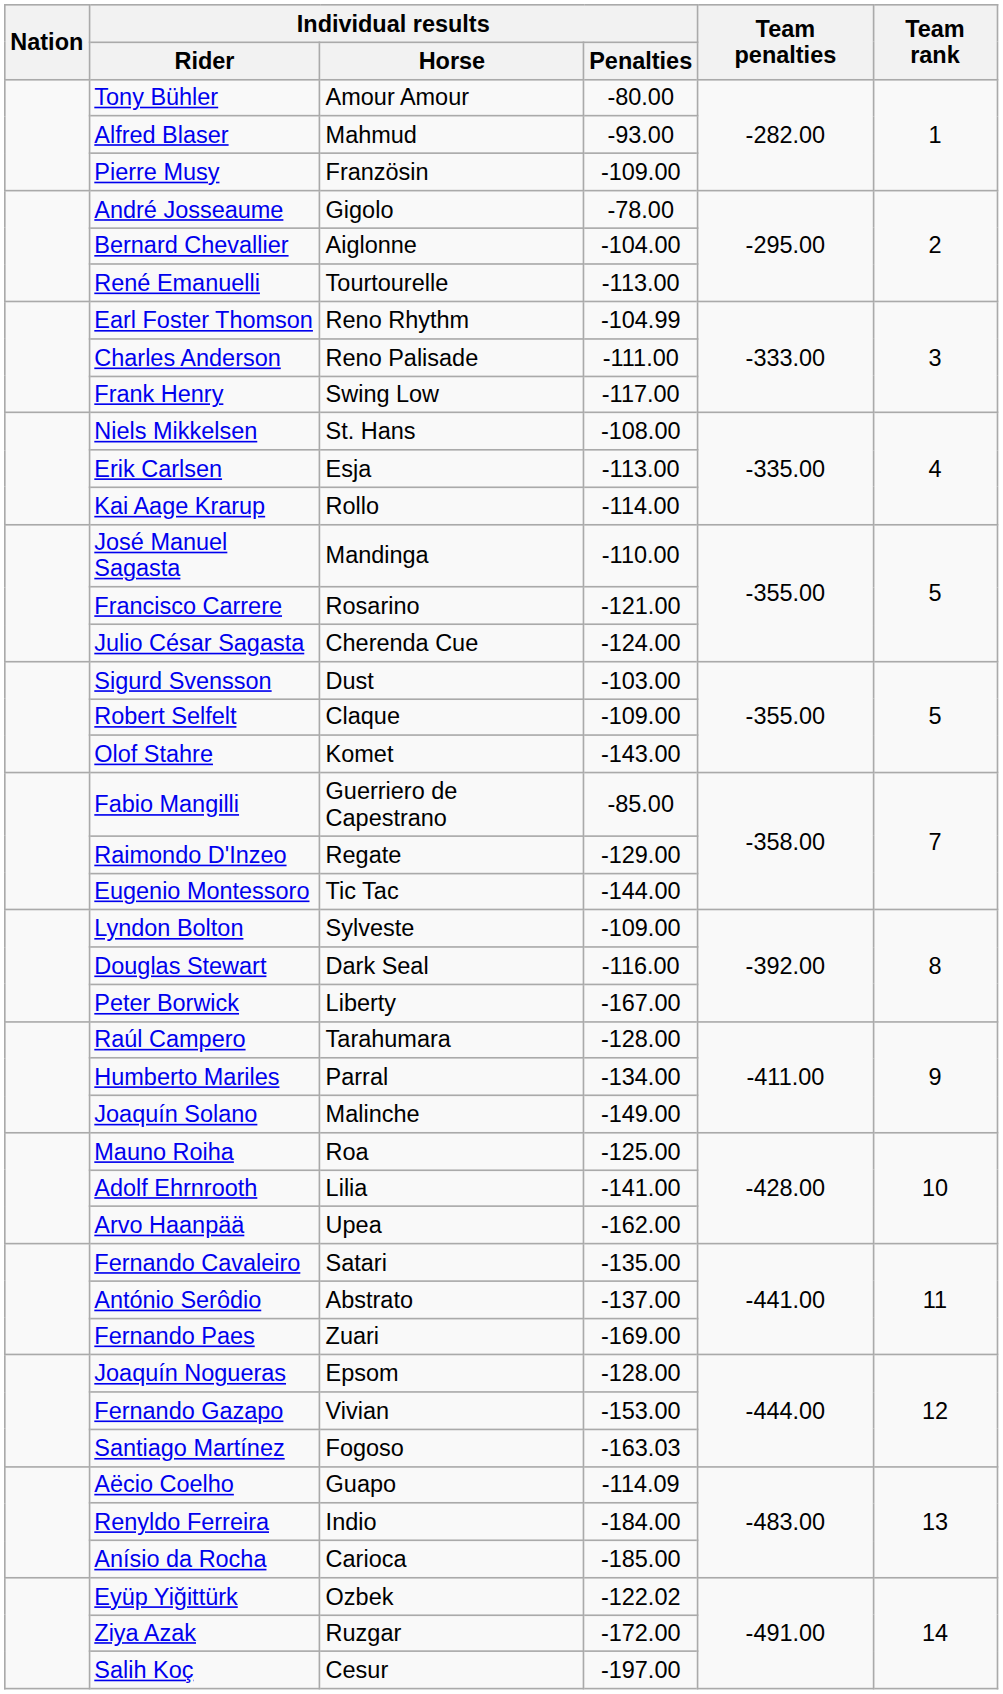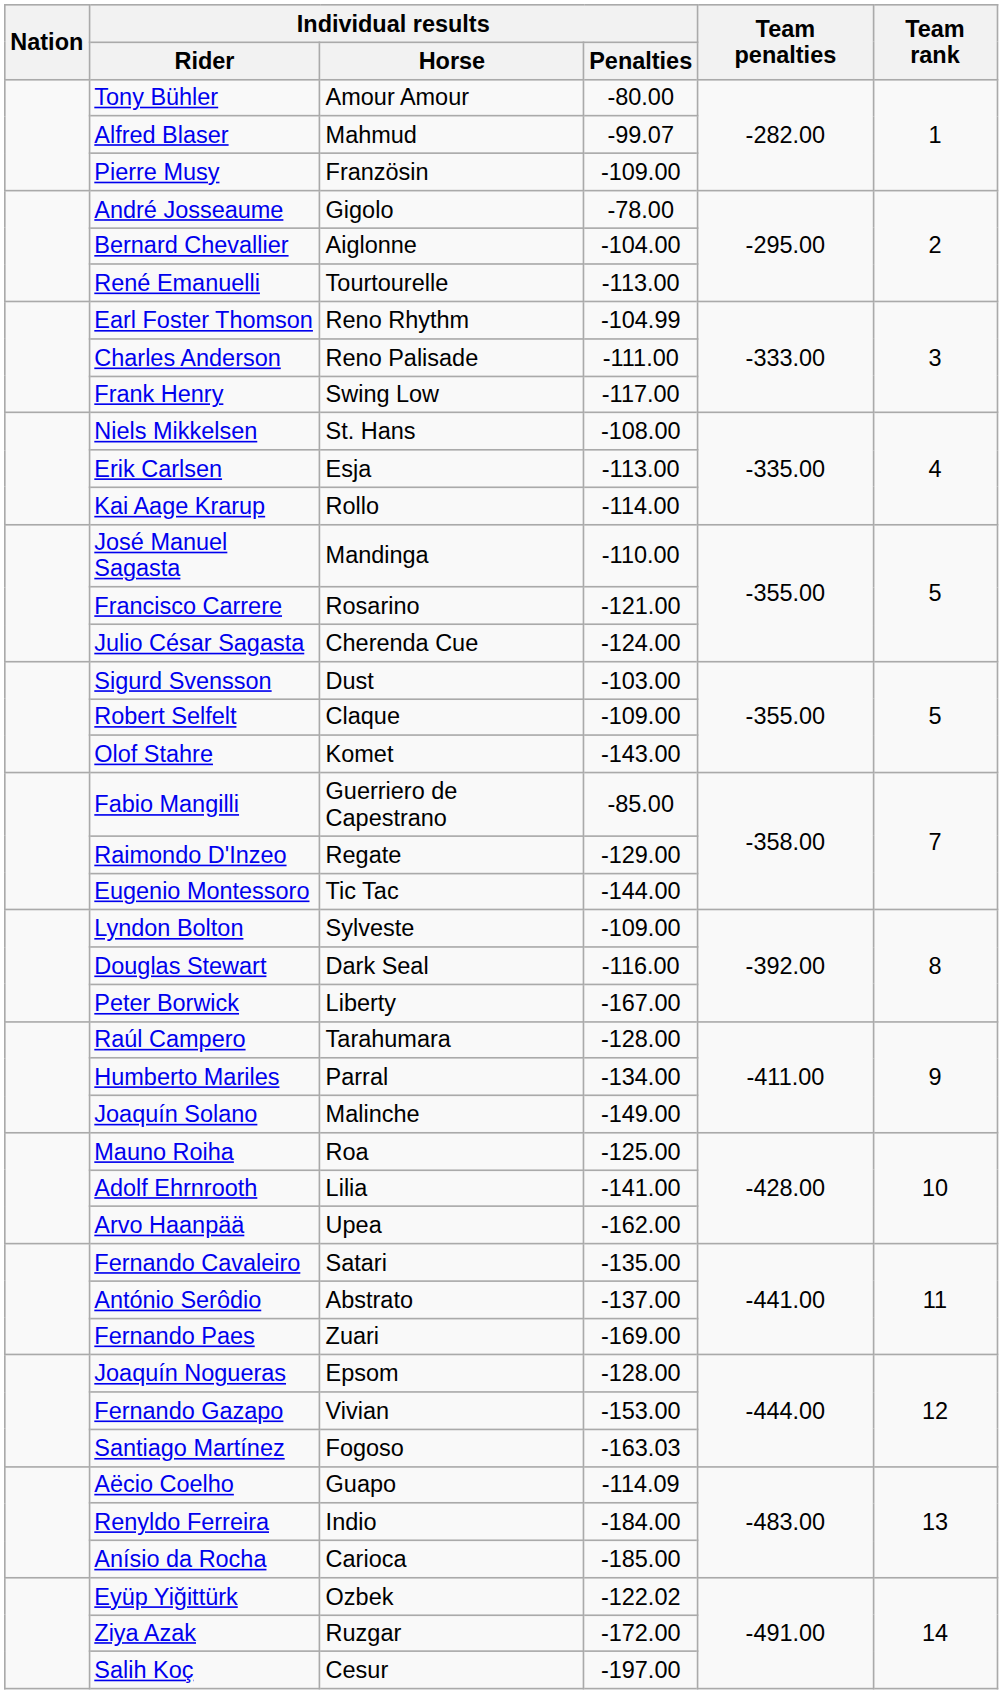(641, 135) -93.00 -> (641, 135) -99.07
